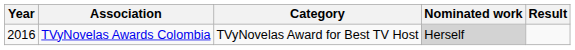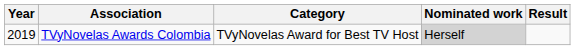(21, 34) 2016 -> (21, 34) 2019
